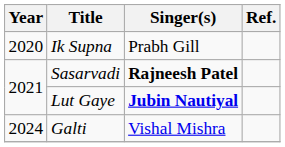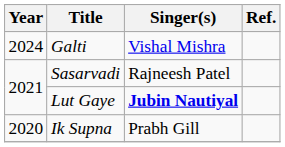rows swapped: (82, 45) <-> (69, 127)
(183, 73) bold -> (179, 73) normal
